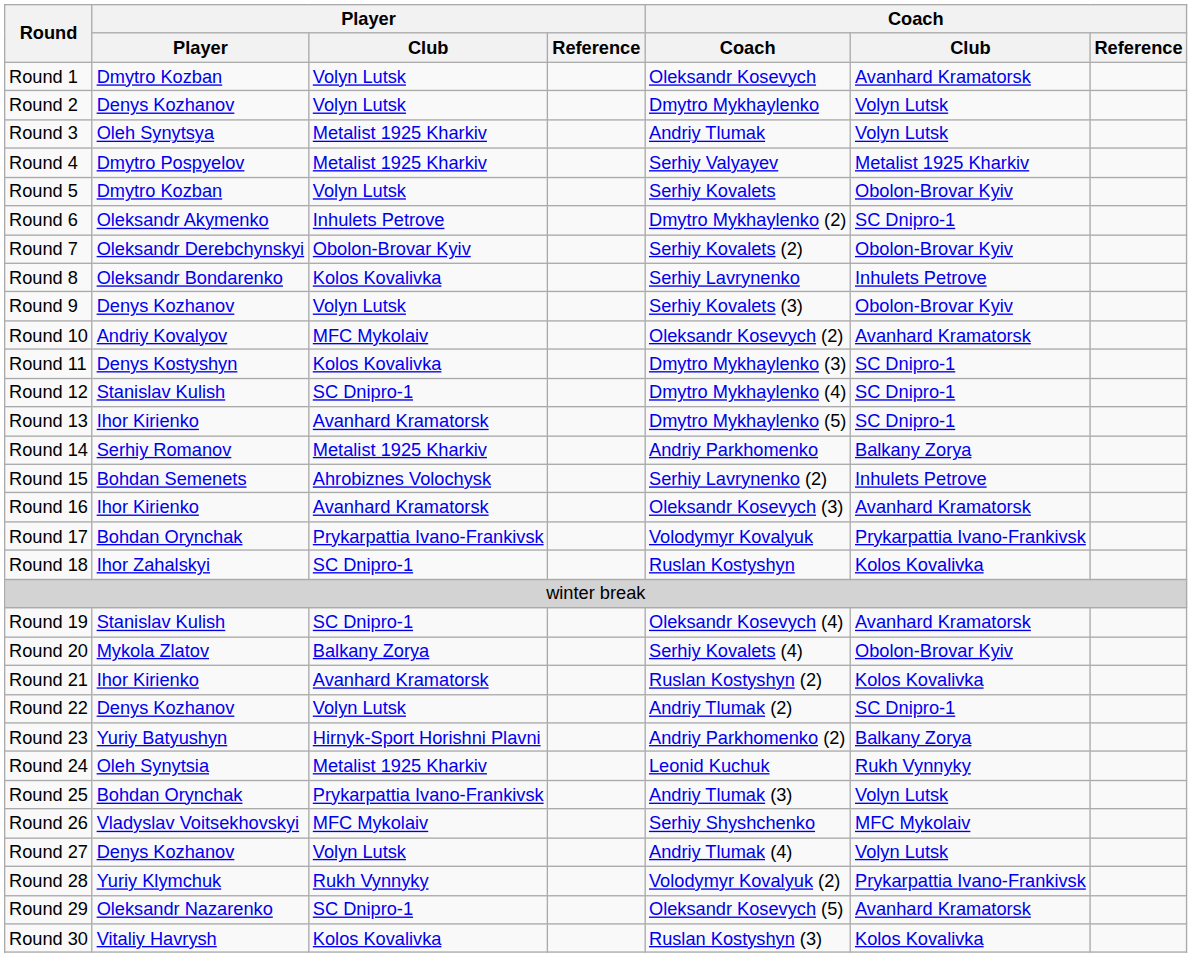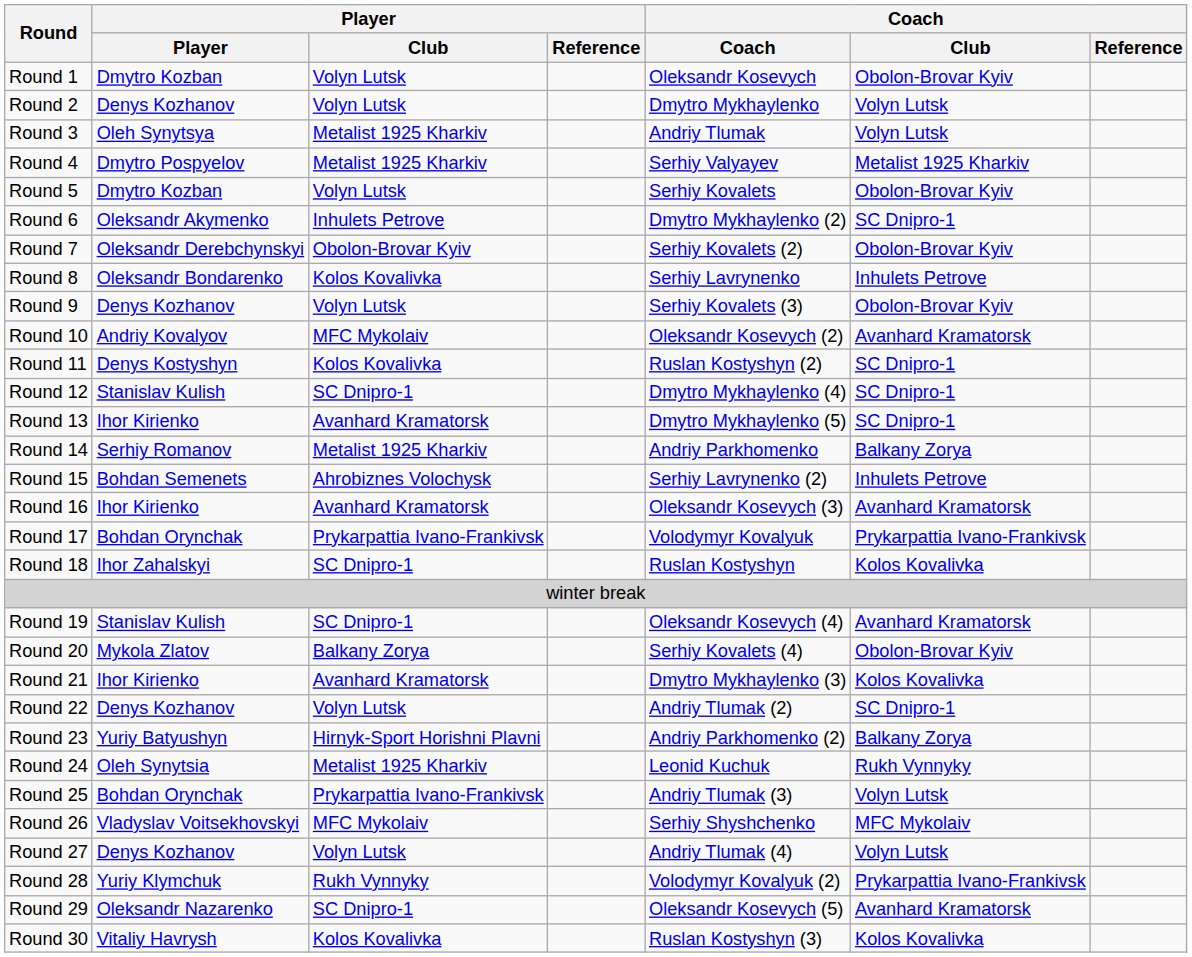(943, 76) Avanhard Kramatorsk -> (934, 76) Obolon-Brovar Kyiv
(748, 363) Dmytro Mykhaylenko (3) -> (736, 363) Ruslan Kostyshyn (2)
(736, 679) Ruslan Kostyshyn (2) -> (748, 679) Dmytro Mykhaylenko (3)
